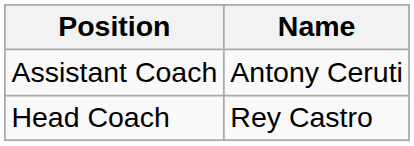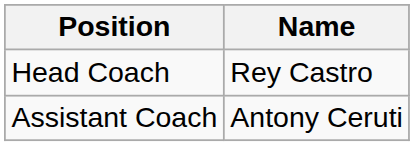rows swapped: (91, 117) <-> (114, 72)
